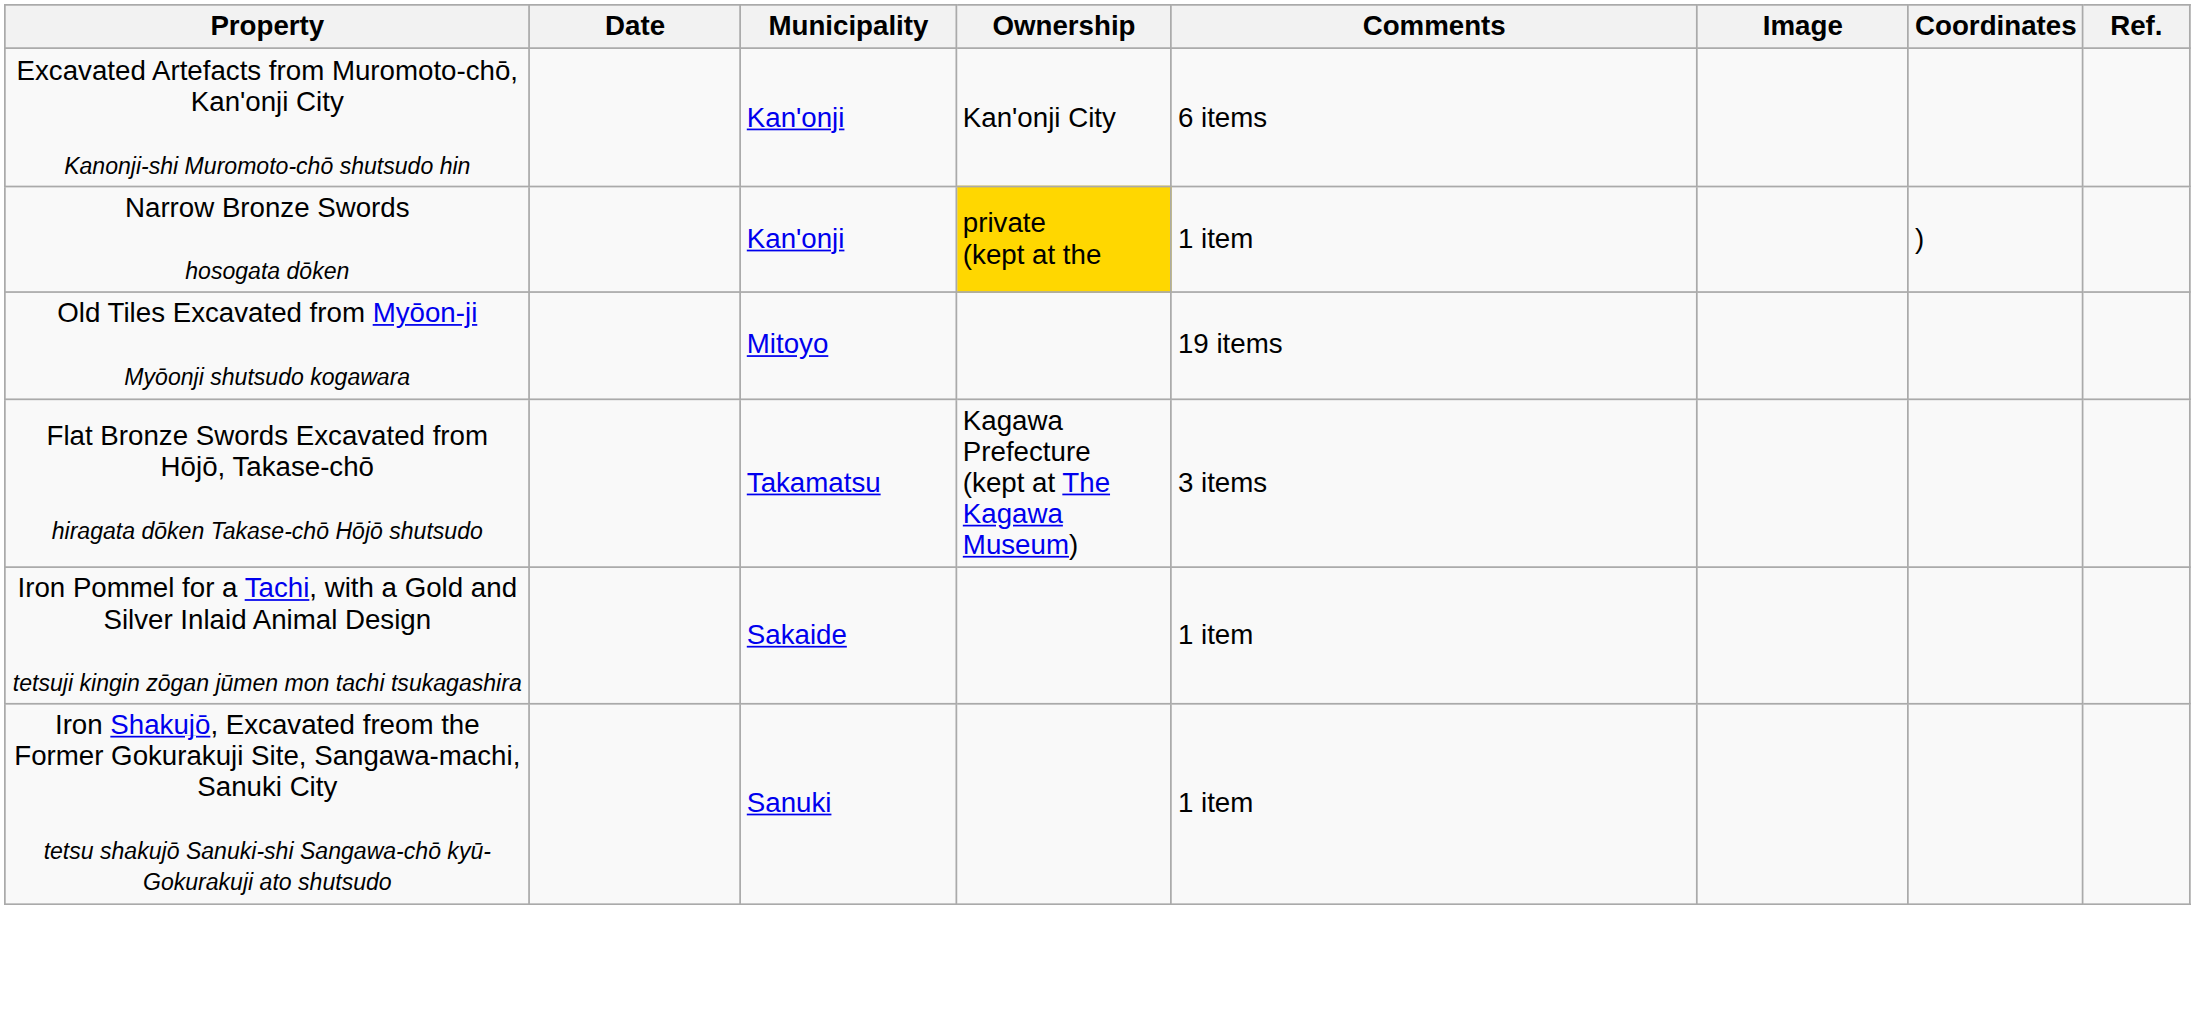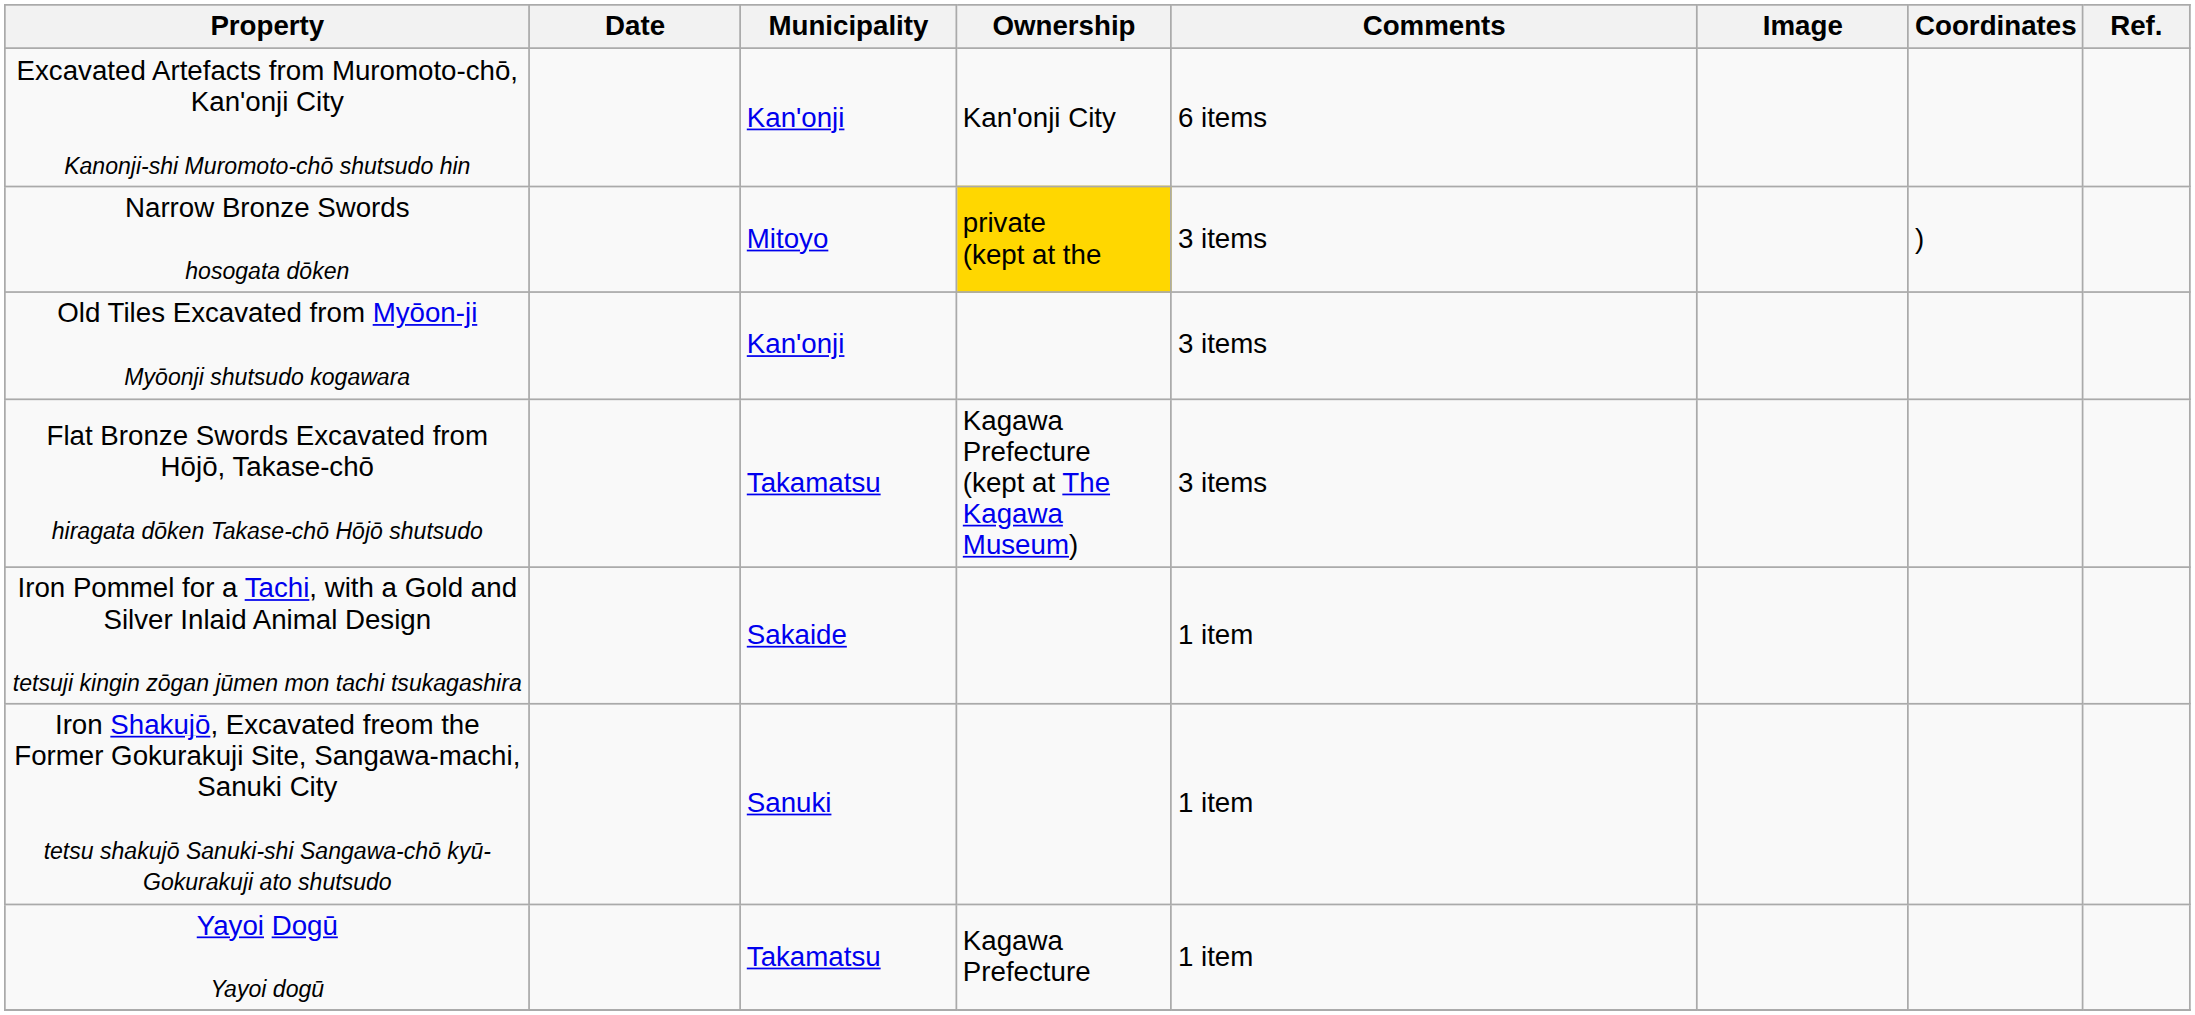(796, 238) Kan'onji -> (788, 238) Mitoyo
(1216, 238) 1 item -> (1223, 238) 3 items
(788, 344) Mitoyo -> (796, 344) Kan'onji
(1230, 344) 19 items -> (1223, 344) 3 items
+ row: (267, 956)
